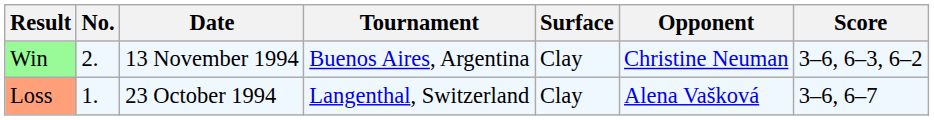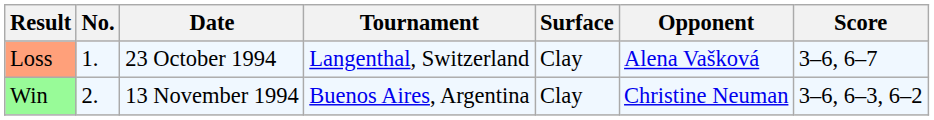rows swapped: (31, 95) <-> (29, 58)
